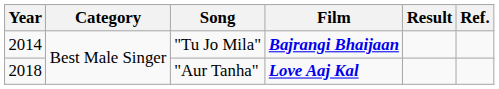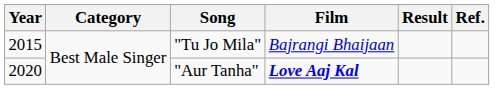(25, 44) 2014 -> (25, 44) 2015
(334, 44) bold -> (332, 44) normal
(25, 71) 2018 -> (25, 71) 2020
